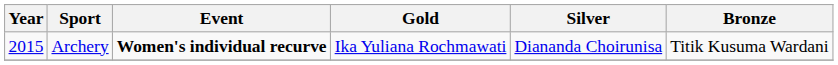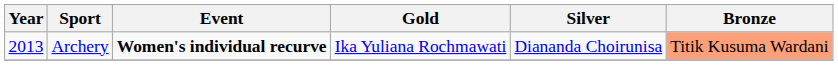(26, 45) 2015 -> (26, 45) 2013
(749, 45) no background -> (749, 45) lightsalmon background
